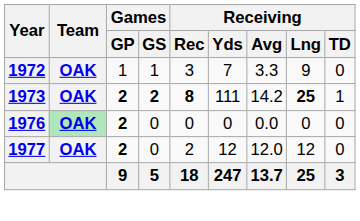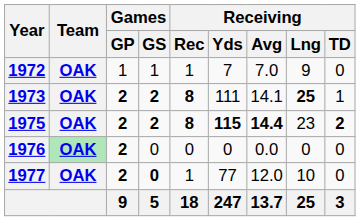(189, 70) 3 -> (189, 70) 1
(267, 70) 3.3 -> (267, 70) 7.0
(267, 96) 14.2 -> (267, 96) 14.1
+ row: (27, 123)
(154, 149) normal -> (154, 176) bold
(189, 149) 2 -> (189, 176) 1
(228, 149) 12 -> (228, 176) 77
(306, 149) 12 -> (306, 176) 10
